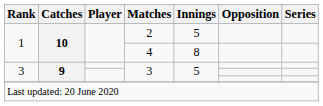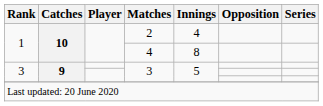(196, 33) 5 -> (196, 33) 4
